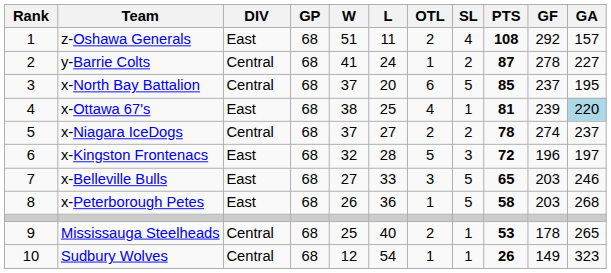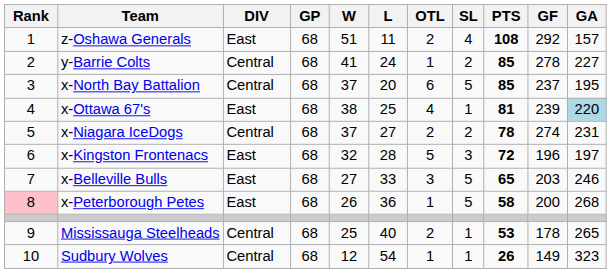(506, 62) 87 -> (506, 62) 85
(587, 132) 237 -> (587, 132) 231
(31, 202) no background -> (31, 202) pink background
(548, 202) 203 -> (548, 202) 200
